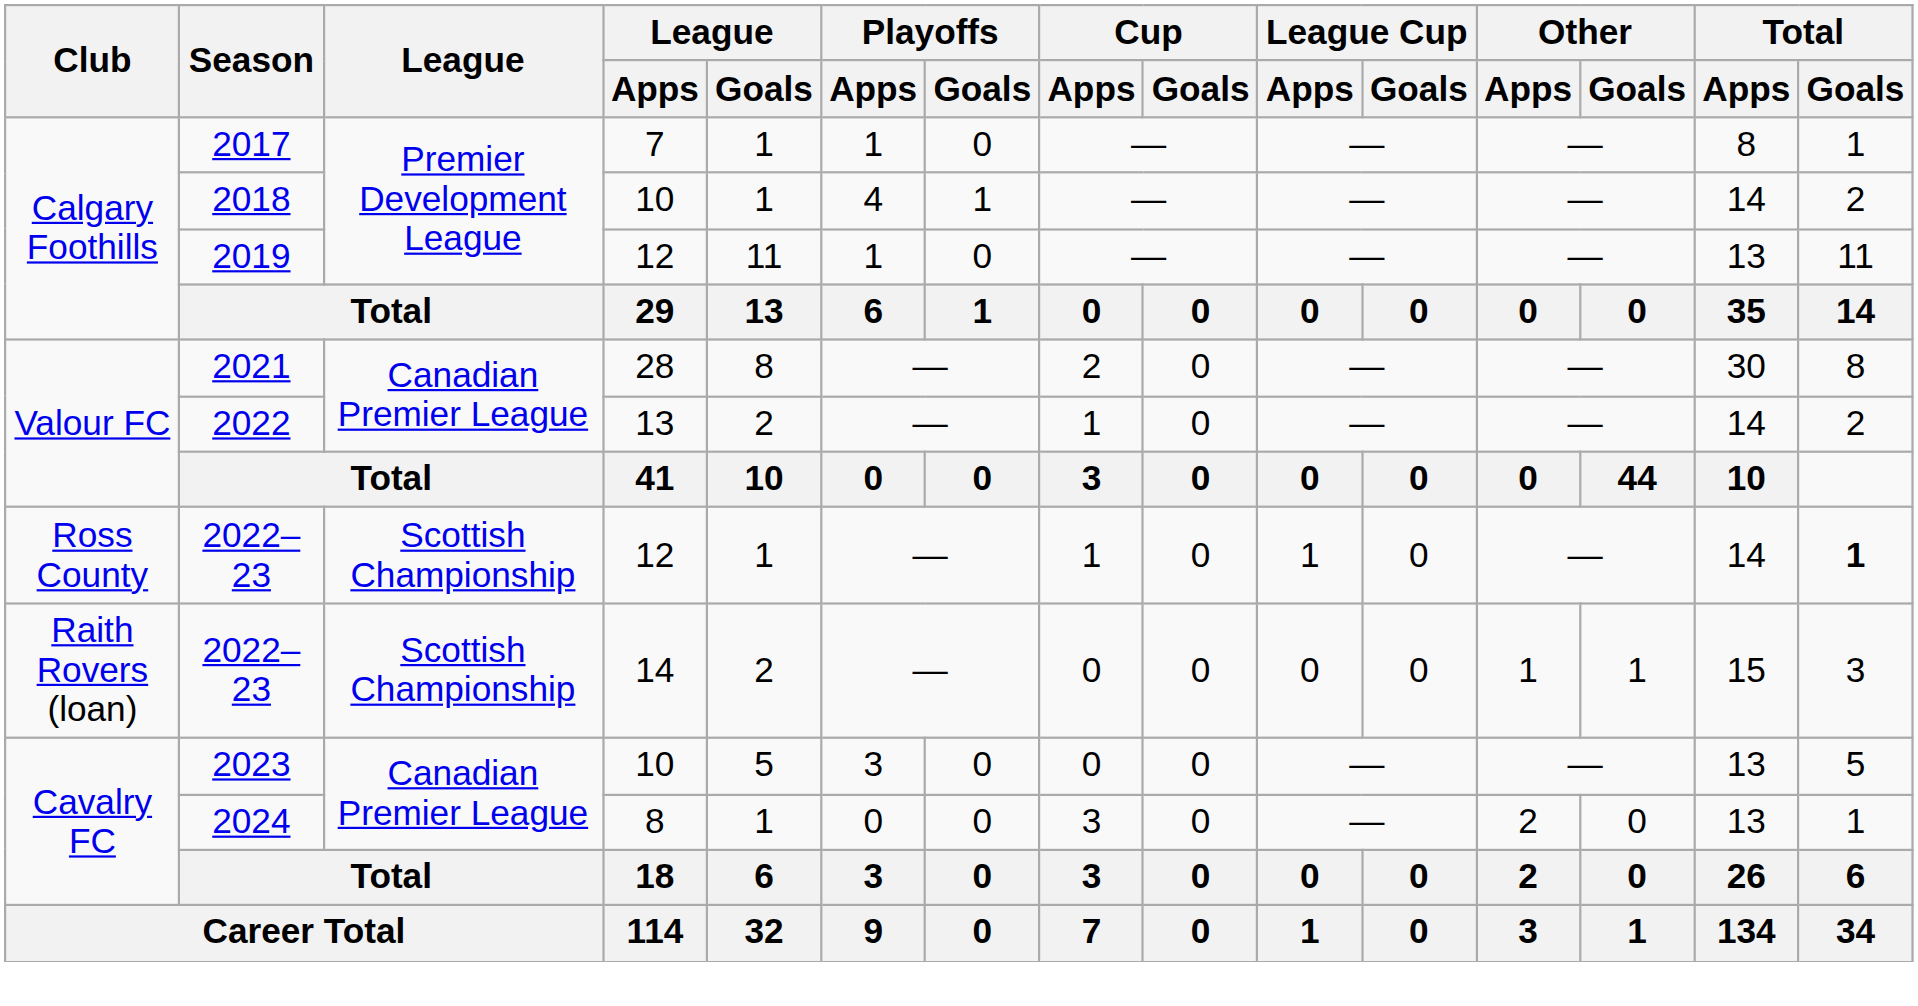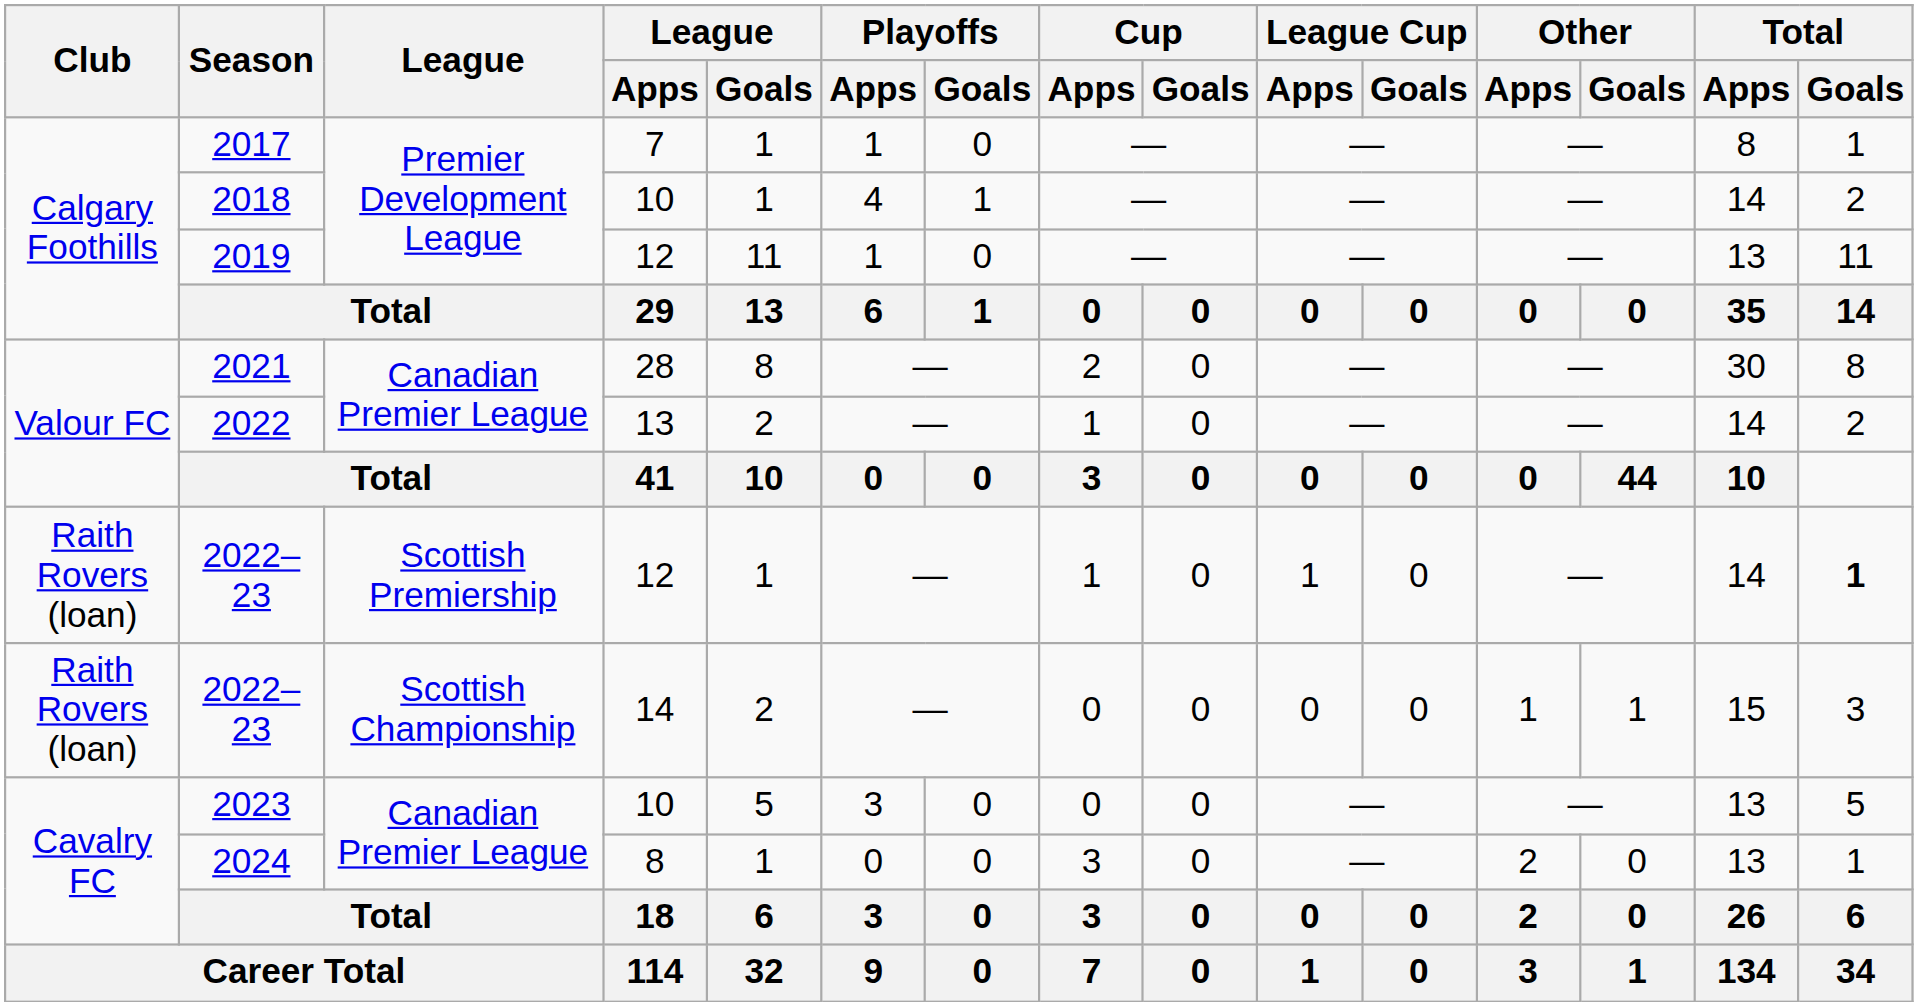(92, 554) Ross County -> (92, 574) Raith Rovers (loan)
(463, 554) Scottish Championship -> (463, 574) Scottish Premiership
